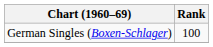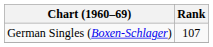(191, 33) 100 -> (191, 33) 107
